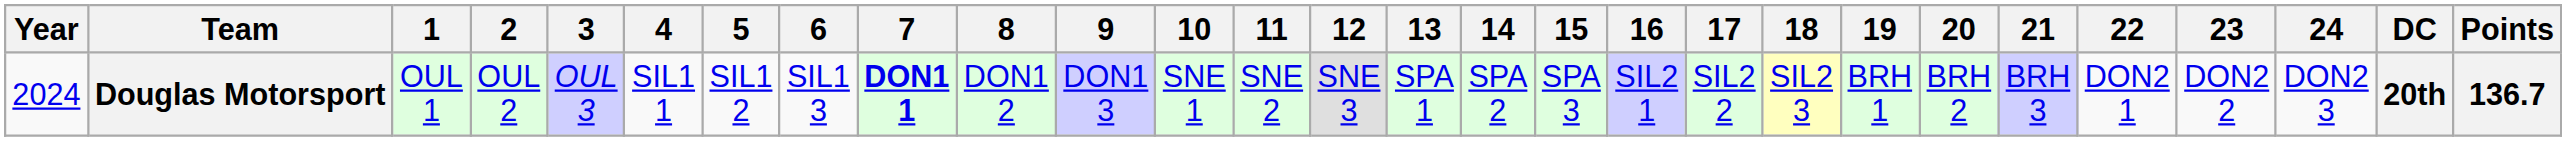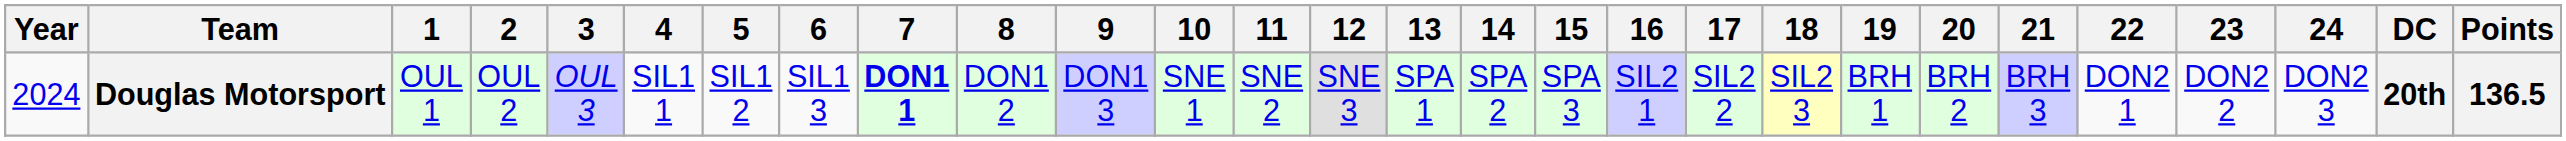(2507, 94) 136.7 -> (2507, 94) 136.5
